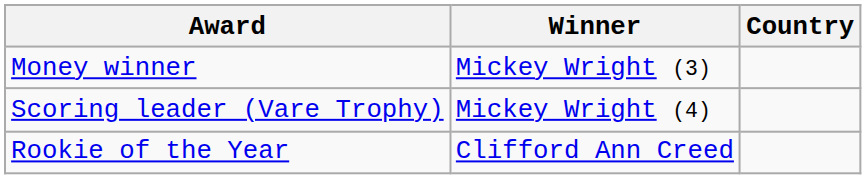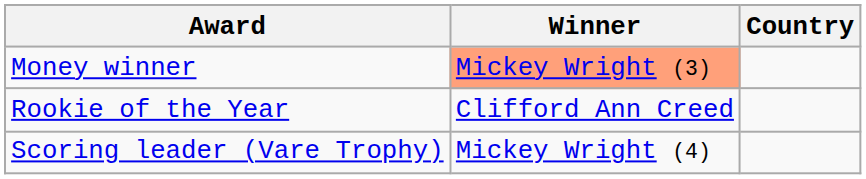(583, 68) no background -> (583, 68) lightsalmon background
rows swapped: (227, 110) <-> (150, 152)
